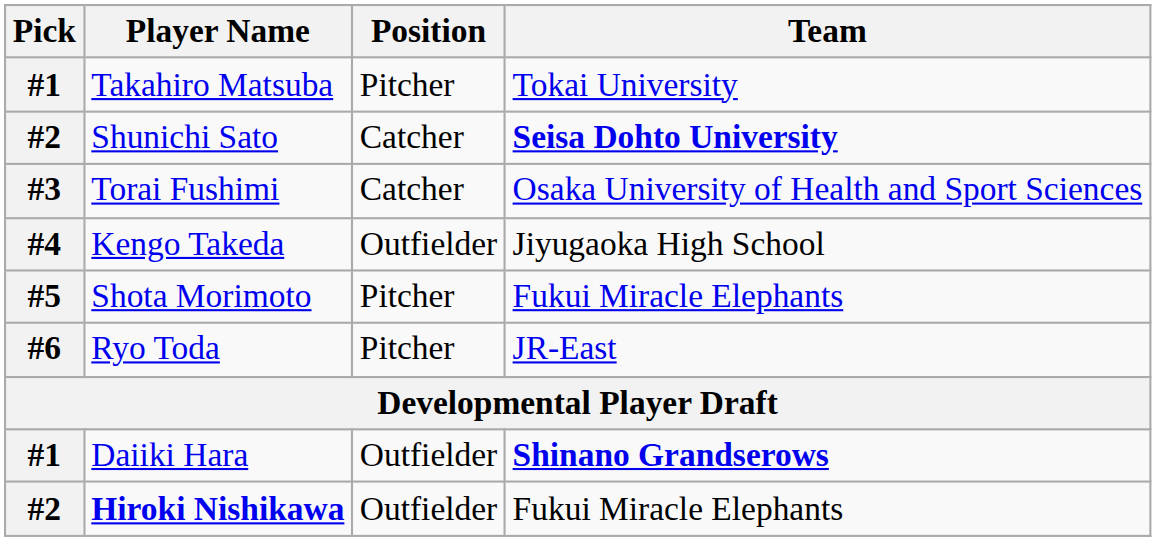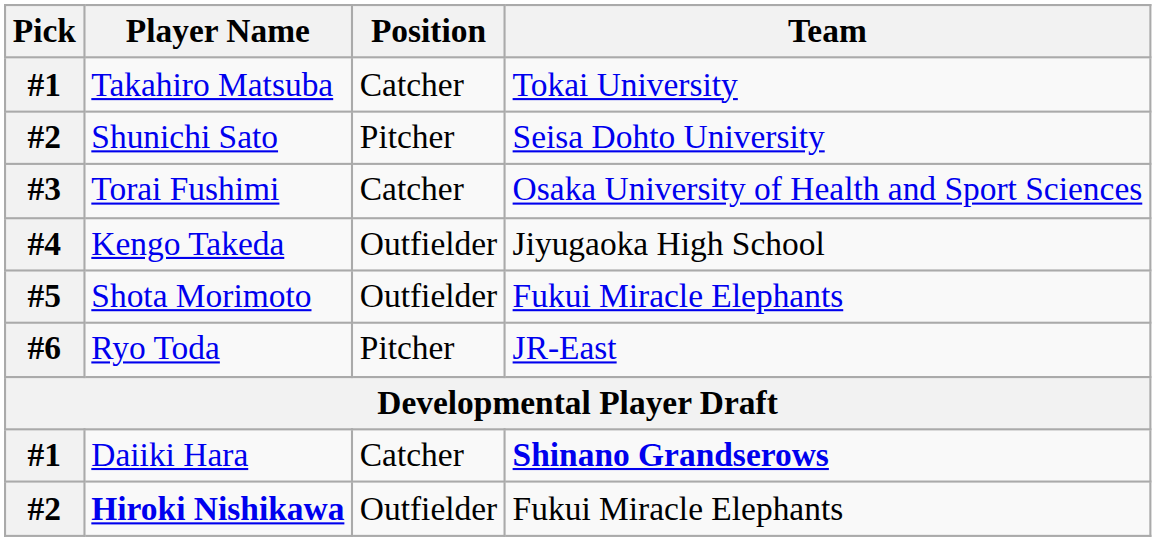(407, 84) Pitcher -> (412, 84) Catcher
(412, 137) Catcher -> (407, 137) Pitcher
(675, 137) bold -> (669, 137) normal
(407, 296) Pitcher -> (428, 296) Outfielder
(428, 455) Outfielder -> (412, 455) Catcher
